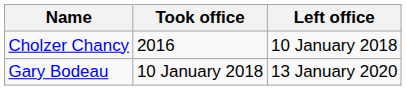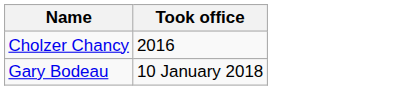- column: (334, 17)
